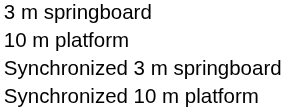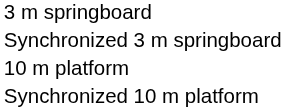rows swapped: (66, 40) <-> (143, 68)
